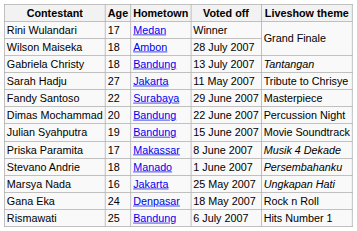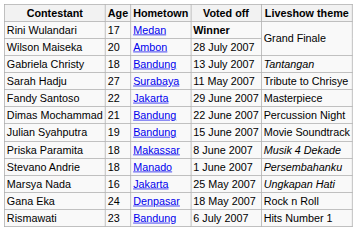(210, 30) normal -> (212, 30) bold
(114, 47) 18 -> (114, 47) 20
(151, 81) Jakarta -> (156, 81) Surabaya
(156, 99) Surabaya -> (151, 99) Jakarta
(114, 116) 20 -> (114, 116) 21
(114, 150) 17 -> (114, 150) 18
(114, 218) 25 -> (114, 218) 23
